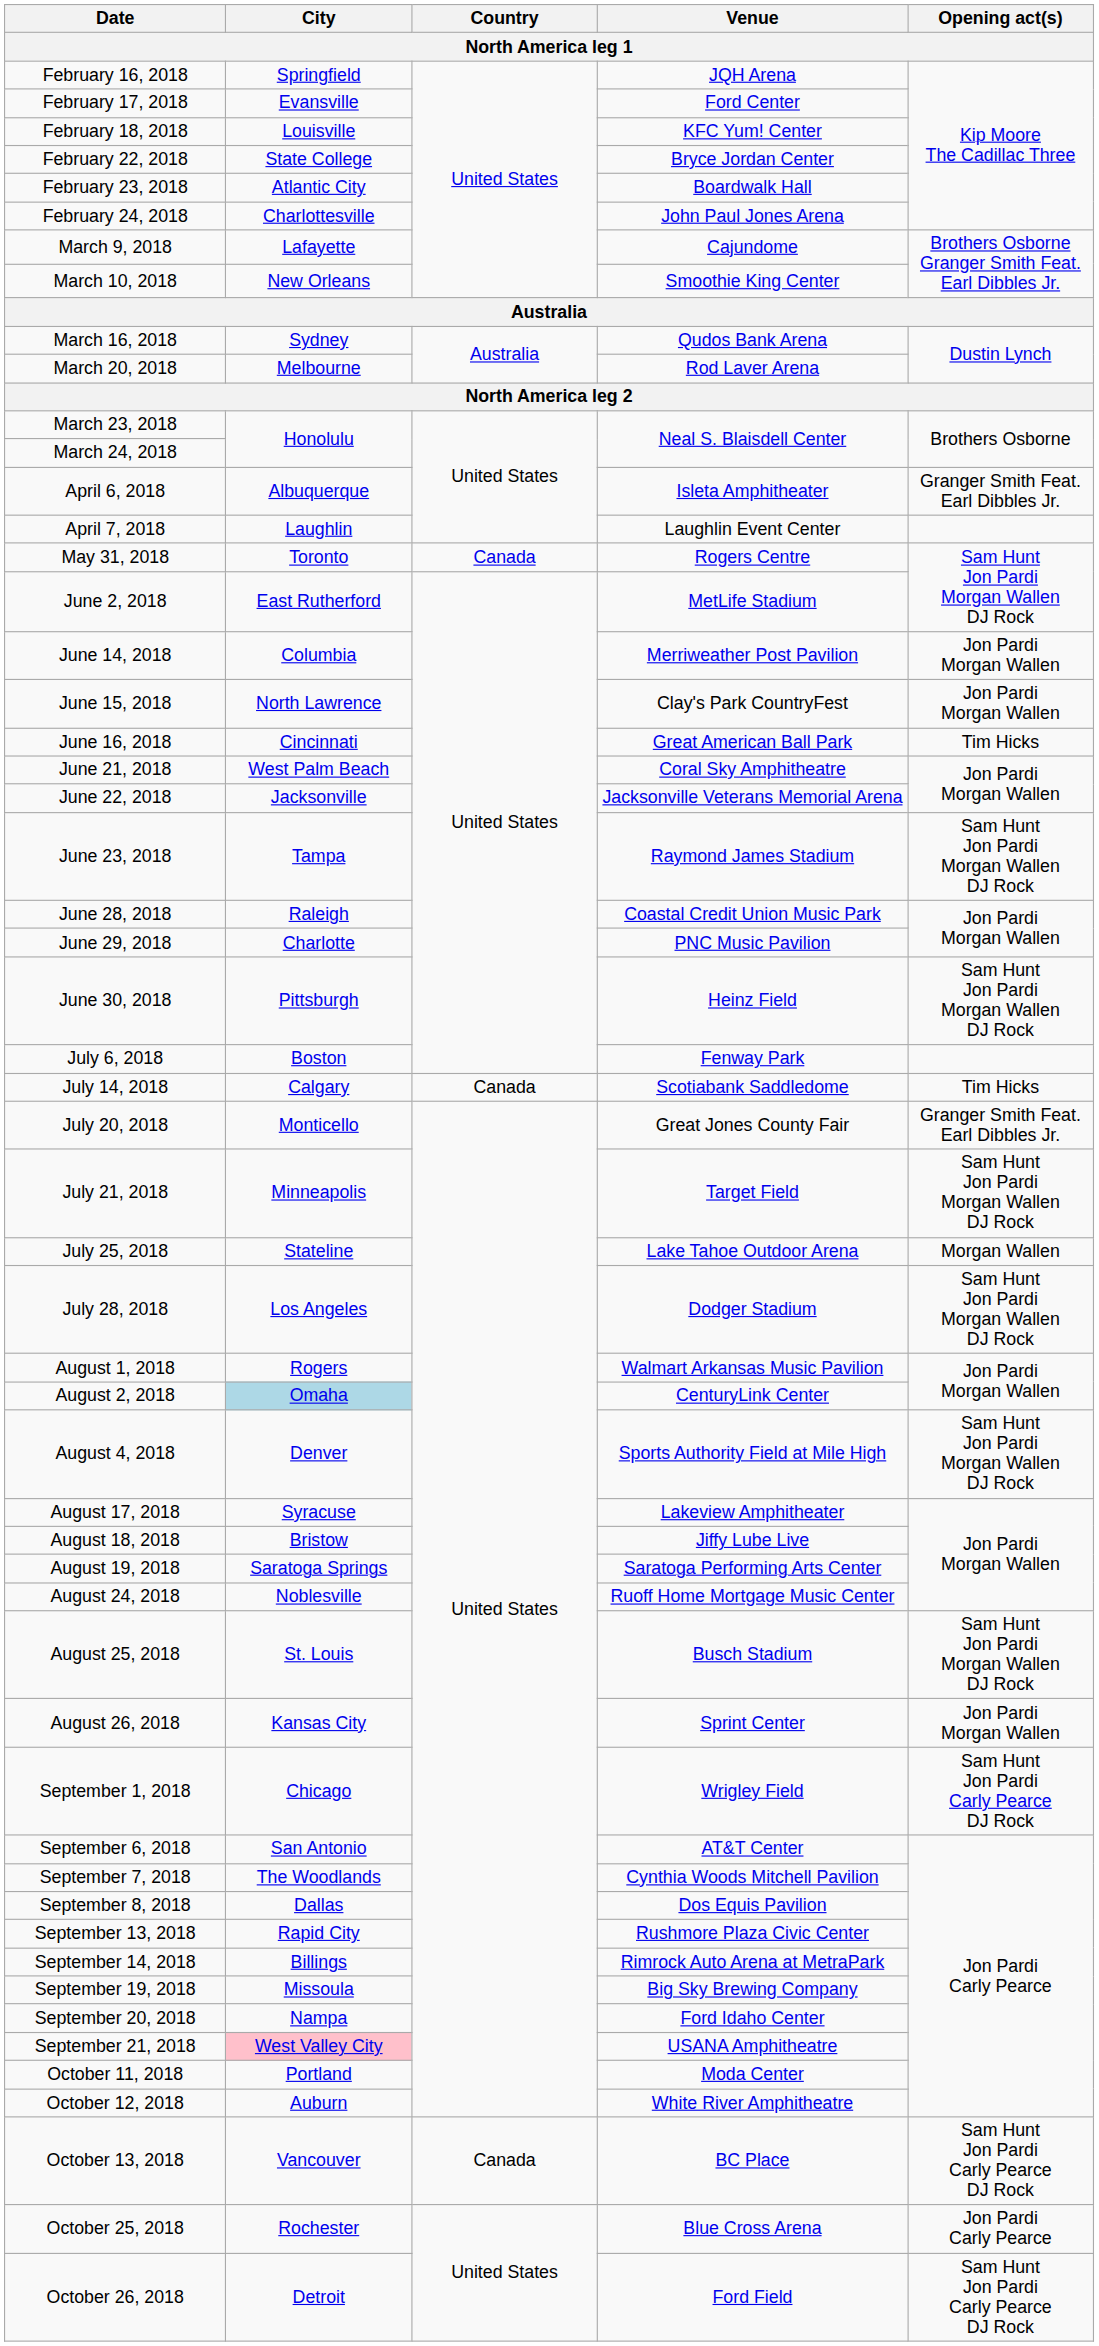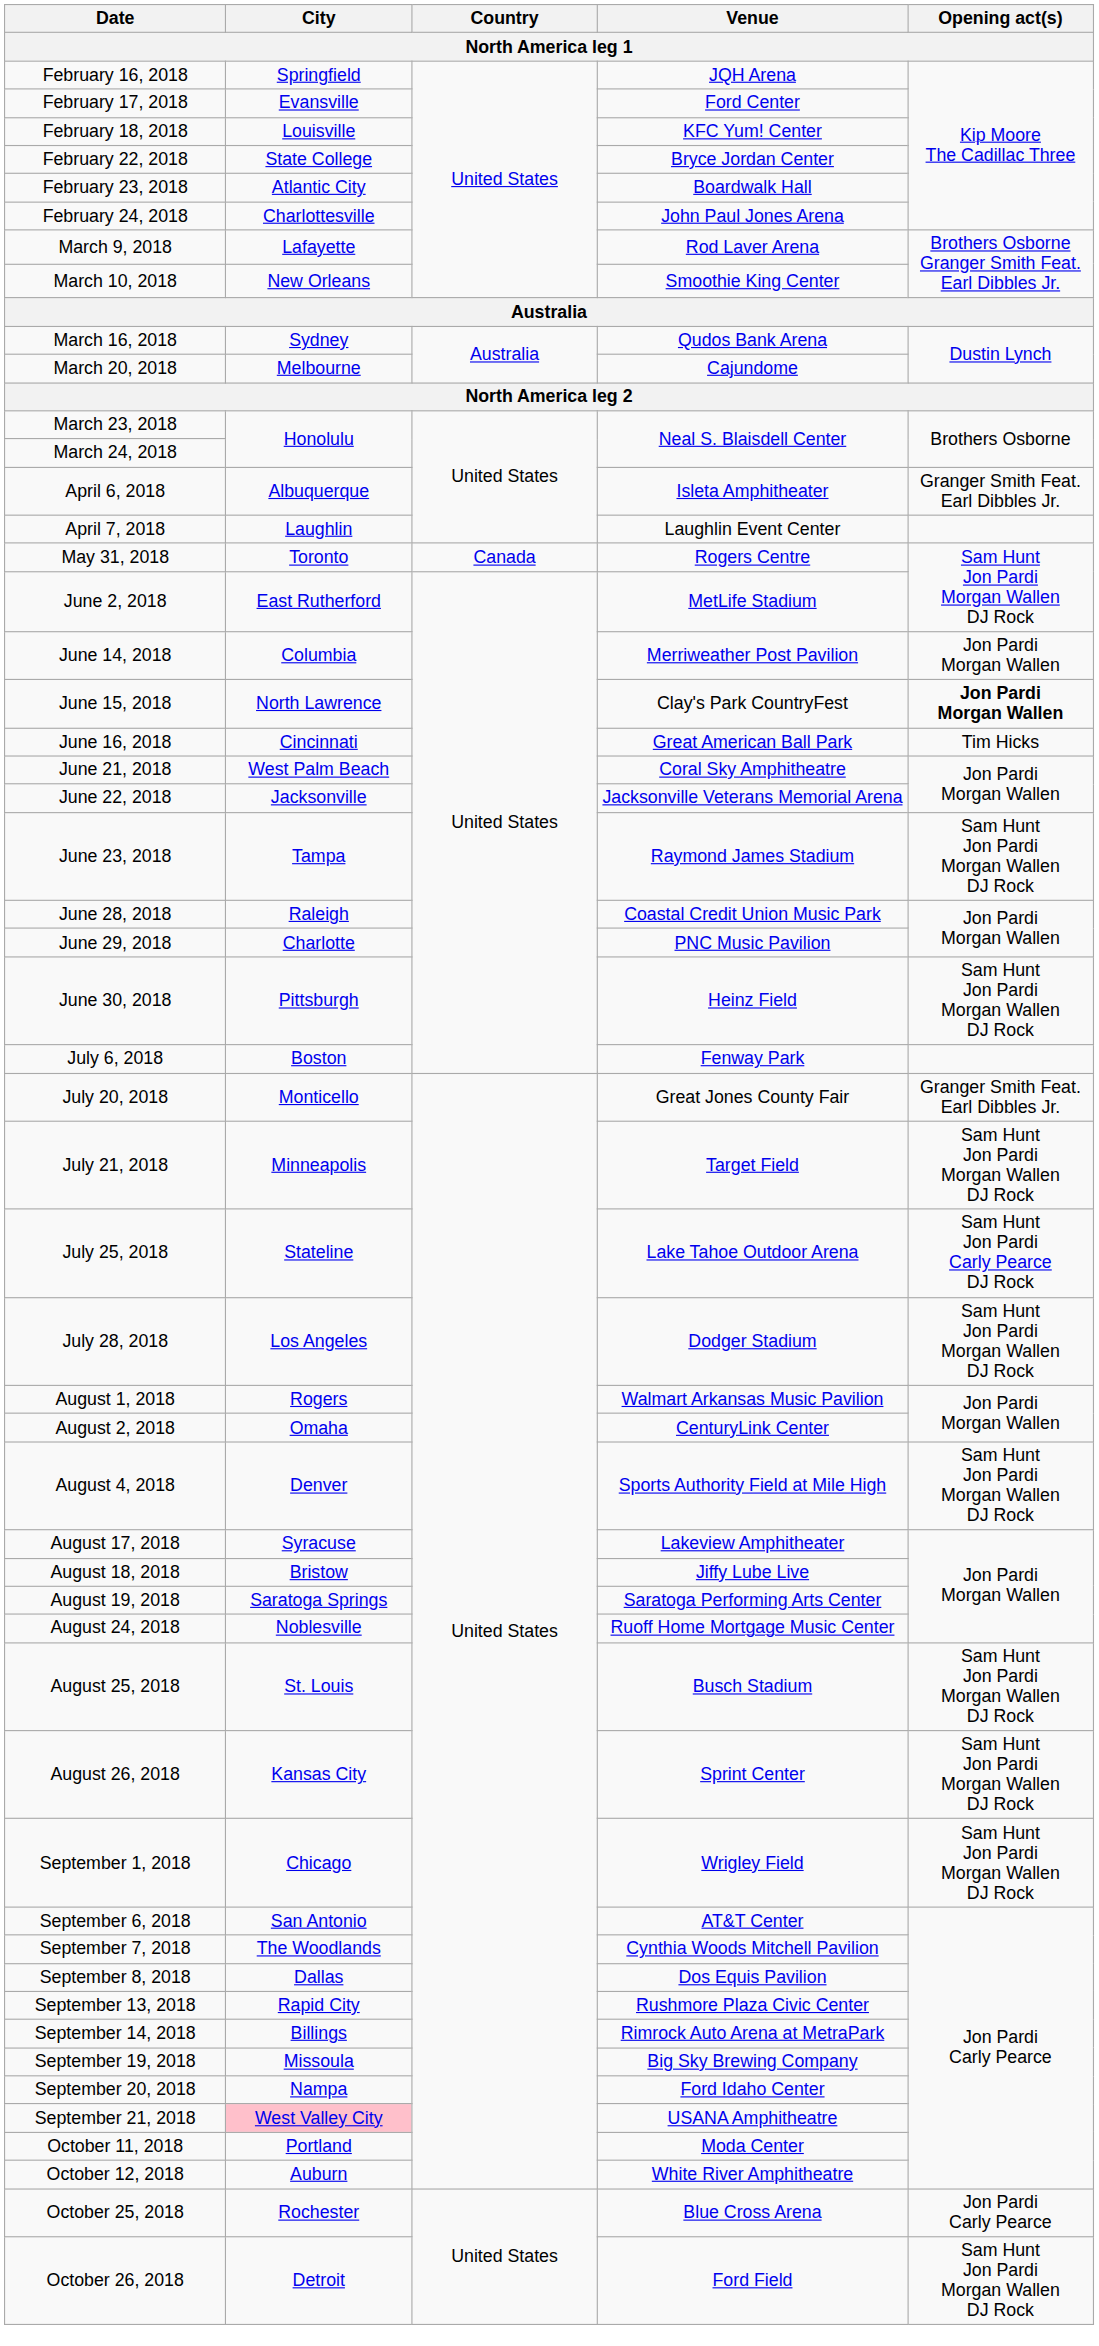(752, 246) Cajundome -> (752, 246) Rod Laver Arena
(752, 368) Rod Laver Arena -> (752, 368) Cajundome
(1000, 703) normal -> (1000, 703) bold
- row: (115, 1086)
(1000, 1251) Morgan Wallen -> (1000, 1253) Sam Hunt Jon Pardi Carly Pearce DJ Rock
(319, 1395) lightblue background -> (319, 1427) no background
(1000, 1722) Jon Pardi Morgan Wallen -> (1000, 1774) Sam Hunt Jon Pardi Morgan Wallen DJ Rock
(1000, 1790) Sam Hunt Jon Pardi Carly Pearce DJ Rock -> (1000, 1862) Sam Hunt Jon Pardi Morgan Wallen DJ Rock
- row: (115, 2160)
(1000, 2296) Sam Hunt Jon Pardi Carly Pearce DJ Rock -> (1000, 2280) Sam Hunt Jon Pardi Morgan Wallen DJ Rock
